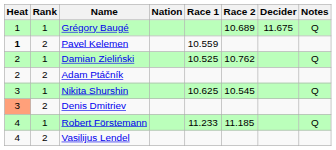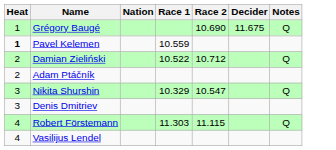- column: (45, 12)
(240, 28) 10.689 -> (211, 28) 10.690
(203, 59) 10.525 -> (174, 59) 10.522
(240, 59) 10.762 -> (211, 59) 10.712
(203, 91) 10.625 -> (174, 91) 10.329
(240, 91) 10.545 -> (211, 91) 10.547
(17, 106) lightsalmon background -> (17, 106) no background
(203, 122) 11.233 -> (174, 122) 11.303
(240, 122) 11.185 -> (211, 122) 11.115
